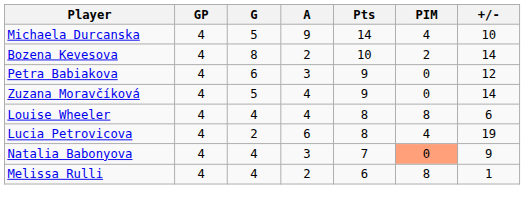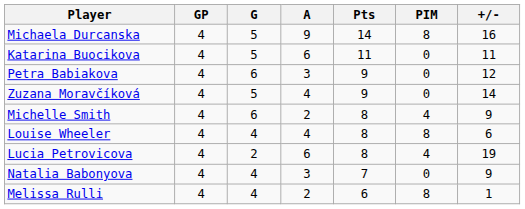(427, 34) 4 -> (427, 34) 8
(489, 34) 10 -> (489, 34) 16
+ row: (74, 54)
- row: (63, 54)
+ row: (59, 114)
(427, 154) lightsalmon background -> (427, 174) no background
